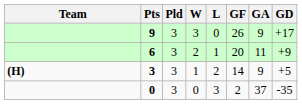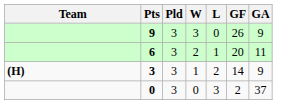- column: (284, 14)
